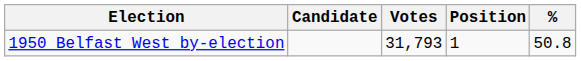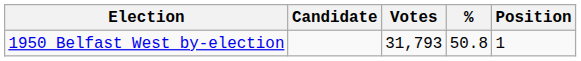columns swapped: (553, 18) <-> (488, 18)
